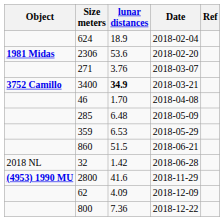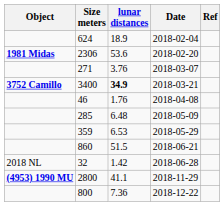(119, 100) 1.70 -> (119, 100) 1.76
(119, 178) 41.6 -> (119, 178) 41.1
- row: (83, 193)
